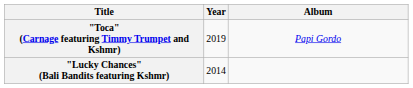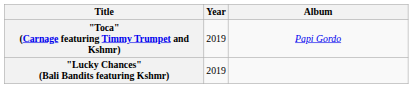(216, 70) 2014 -> (216, 70) 2019
